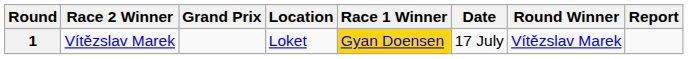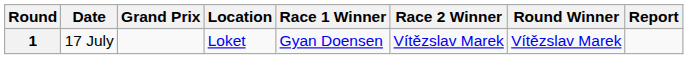columns swapped: (479, 16) <-> (120, 16)
(392, 41) gold background -> (331, 41) no background
